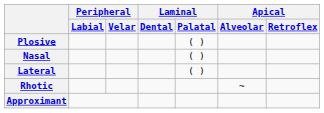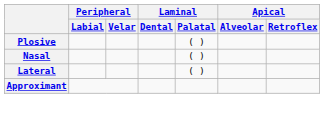- row: (37, 86)
